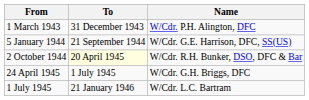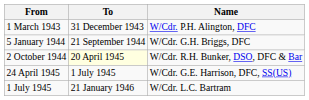(221, 42) W/Cdr. G.E. Harrison, DFC, SS(US) -> (200, 42) W/Cdr. G.H. Briggs, DFC
(200, 73) W/Cdr. G.H. Briggs, DFC -> (221, 73) W/Cdr. G.E. Harrison, DFC, SS(US)
